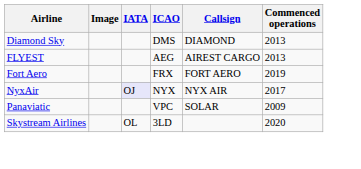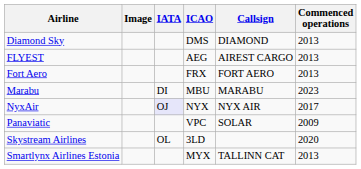(275, 73) 2019 -> (308, 73) 2013
+ row: (23, 90)
+ row: (63, 156)
